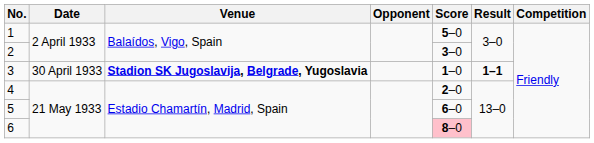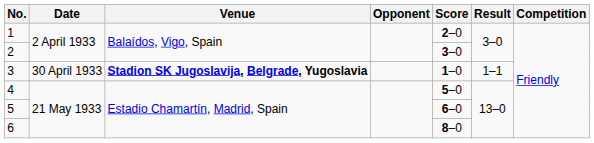(452, 33) 5–0 -> (452, 33) 2–0
(492, 71) bold -> (492, 71) normal
(452, 90) 2–0 -> (452, 90) 5–0
(452, 128) pink background -> (452, 128) no background
